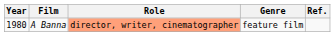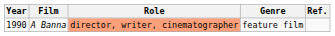(17, 25) 1980 -> (17, 25) 1990
